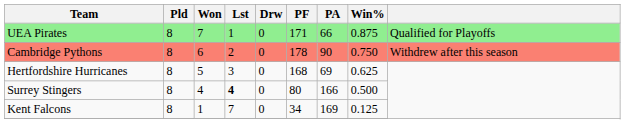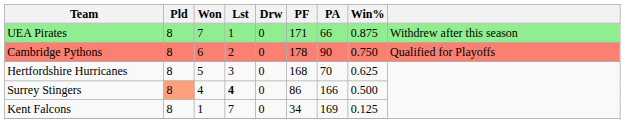(443, 33) Qualified for Playoffs -> (454, 33) Withdrew after this season
(454, 52) Withdrew after this season -> (443, 52) Qualified for Playoffs
(326, 71) 69 -> (326, 71) 70
(169, 90) no background -> (169, 90) lightsalmon background
(295, 90) 80 -> (295, 90) 86
